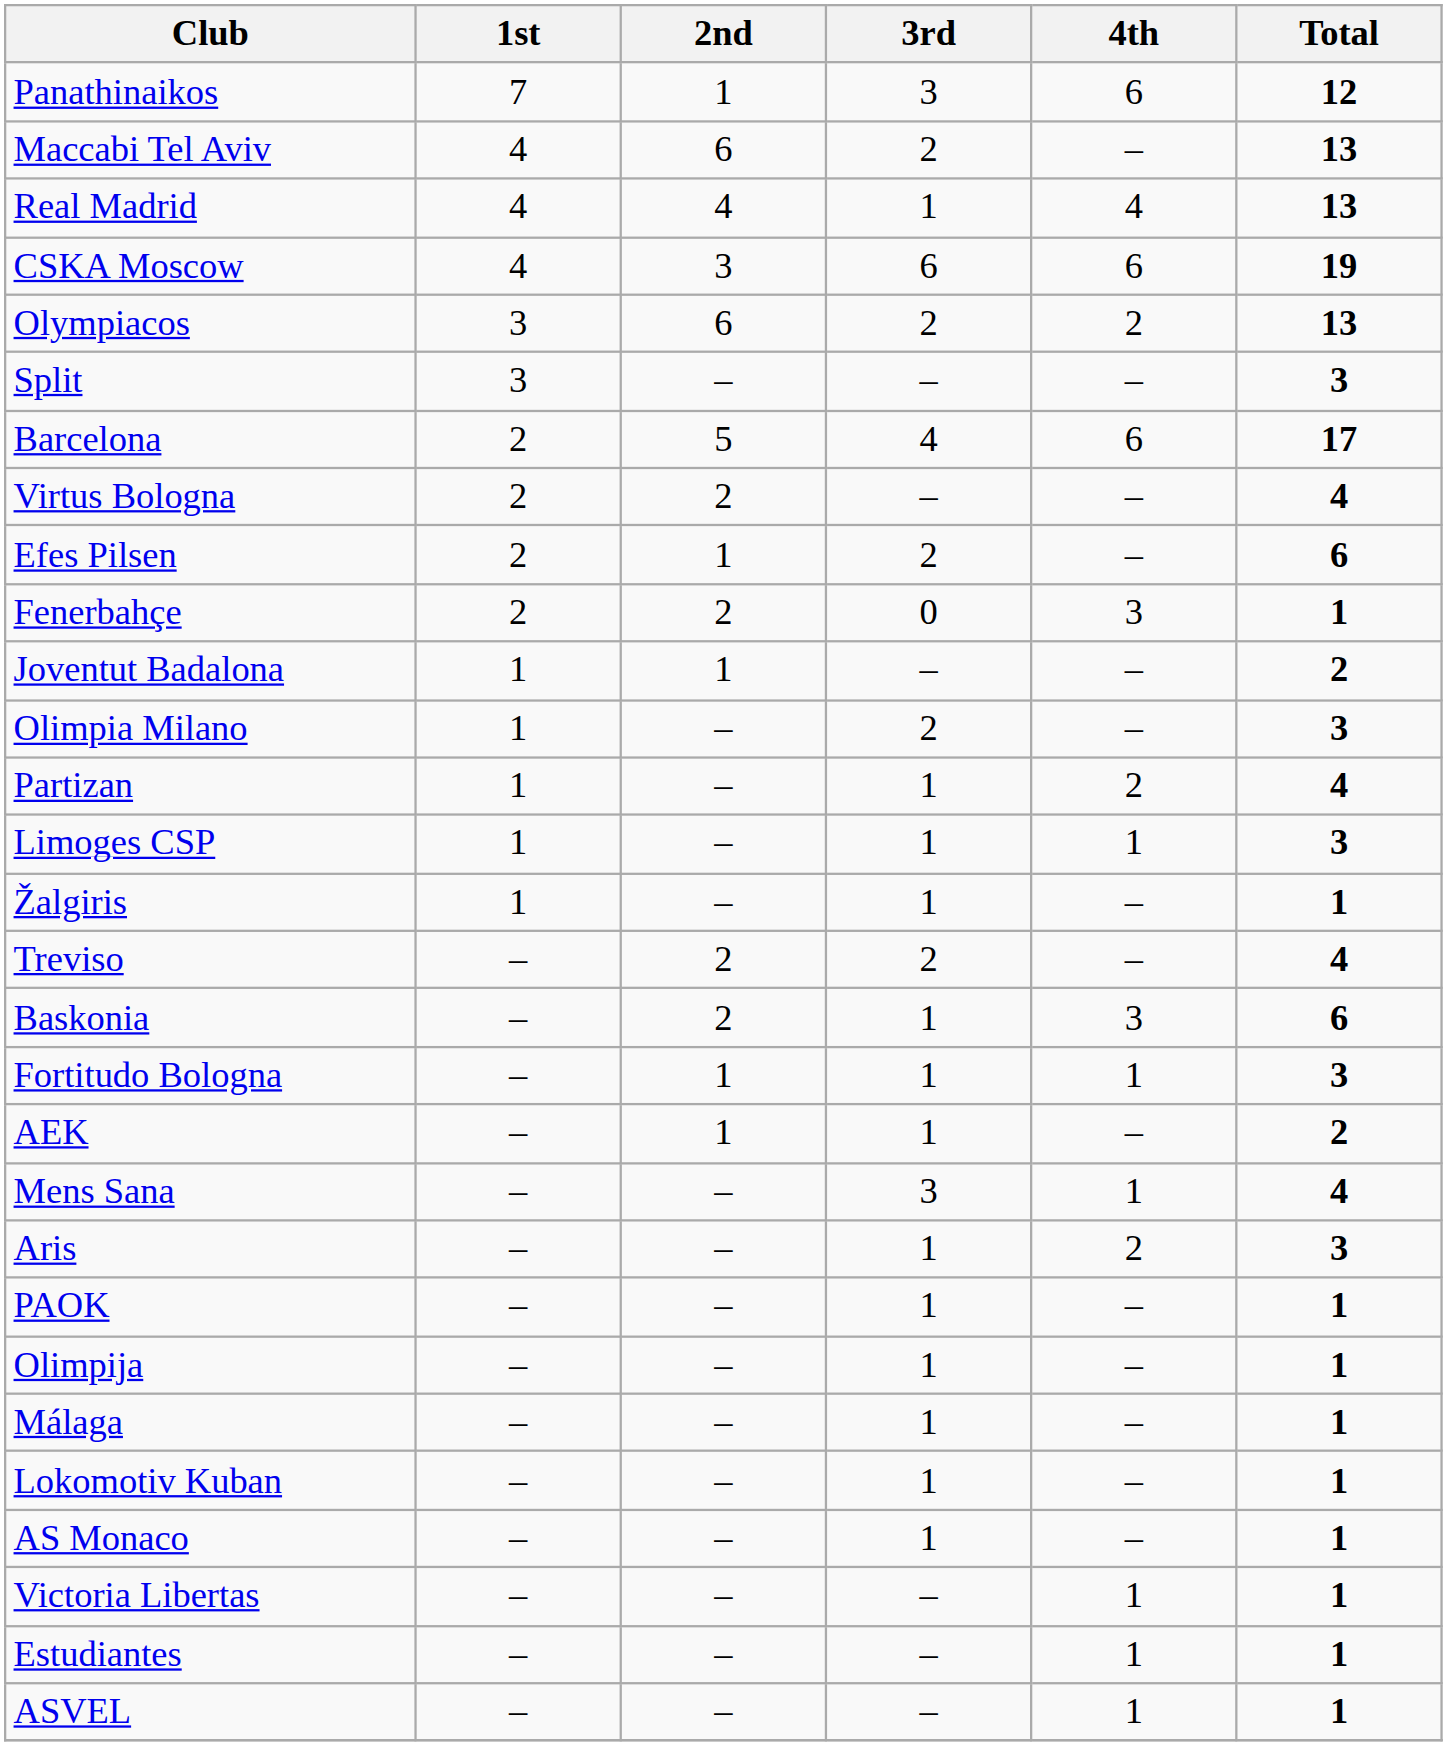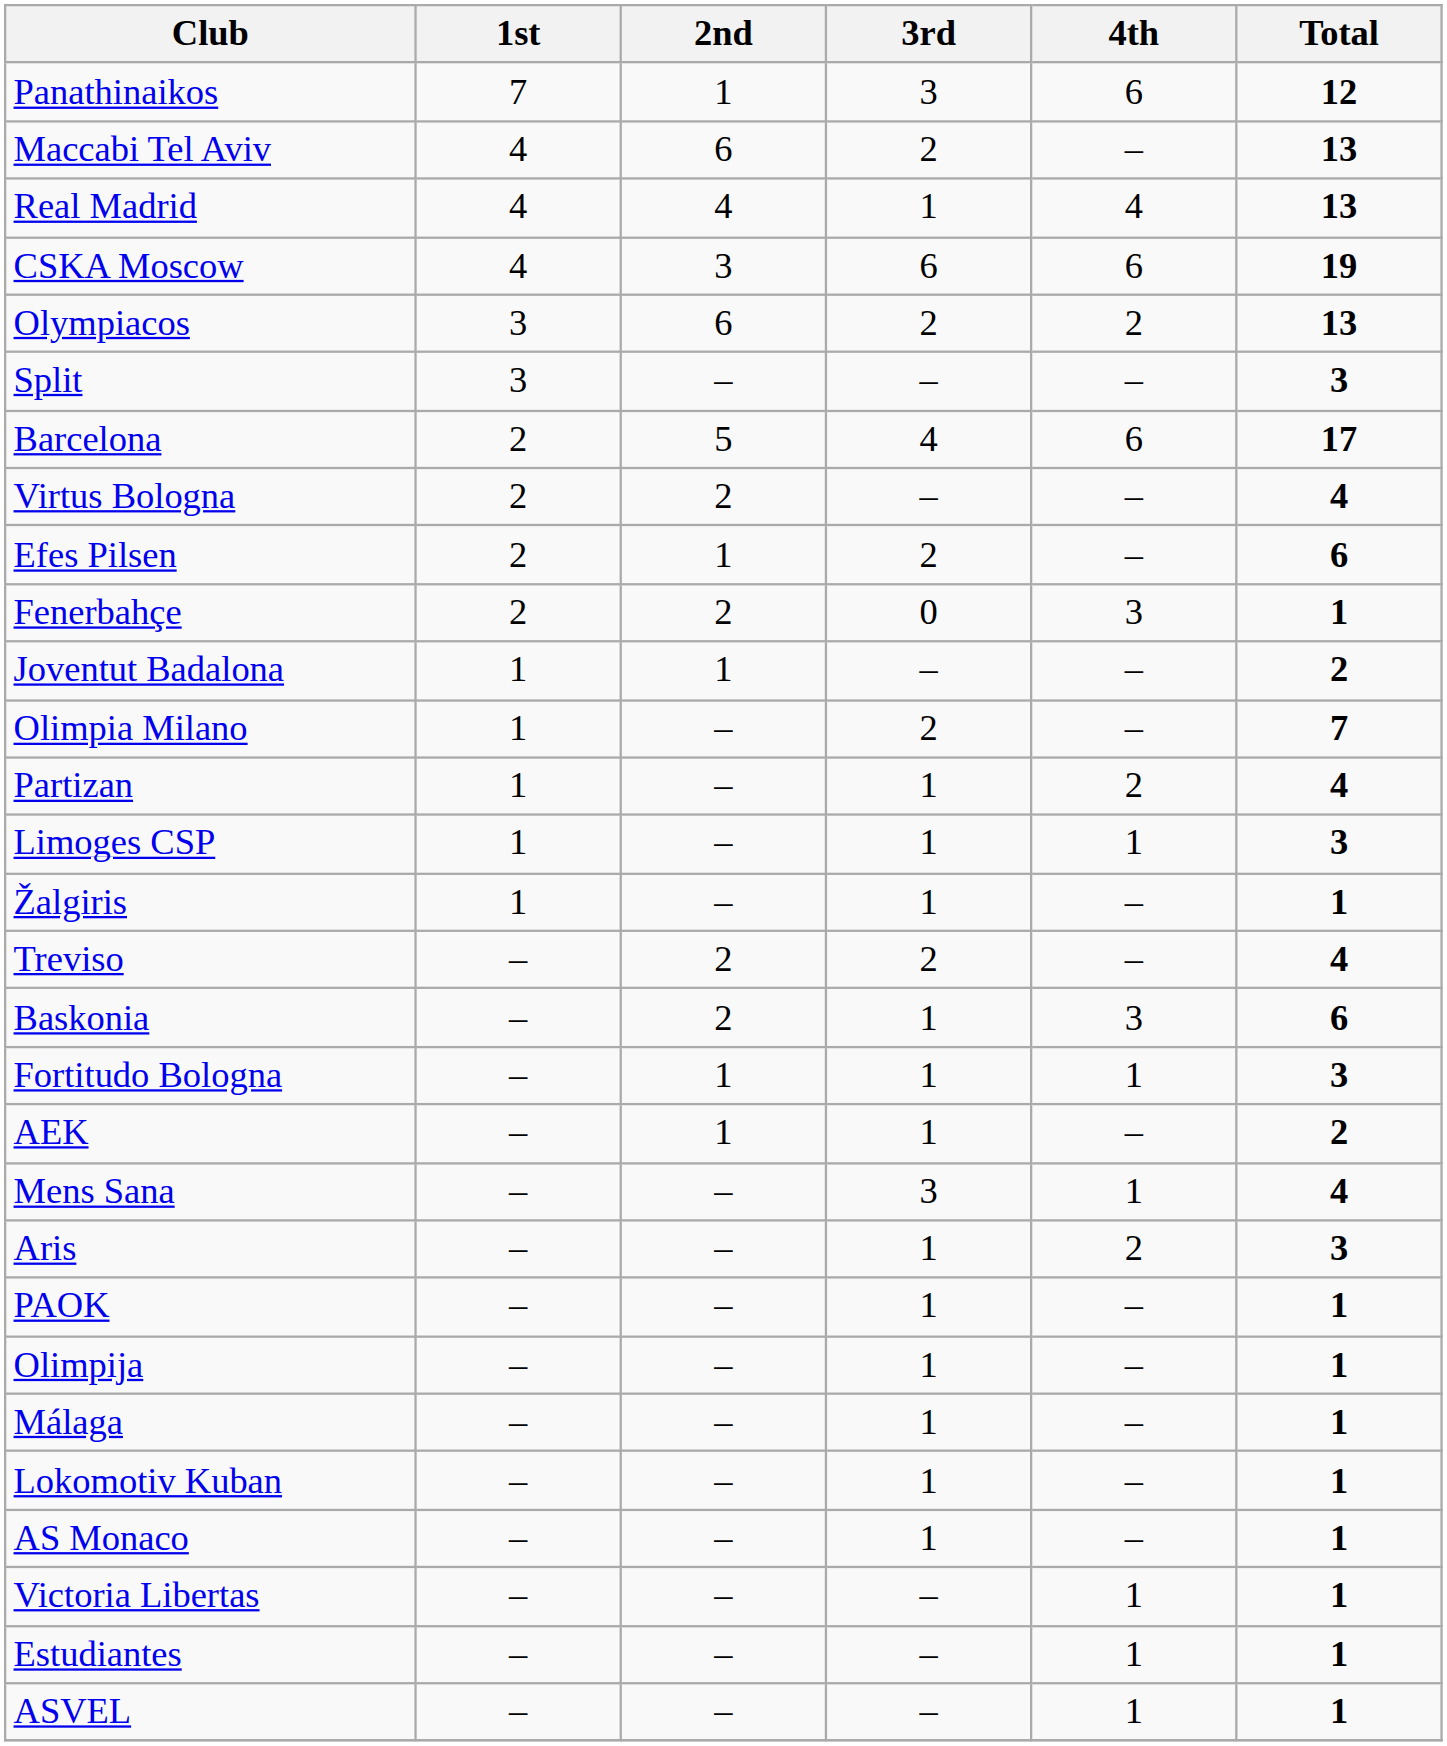(1339, 727) 3 -> (1339, 727) 7
